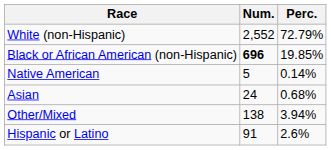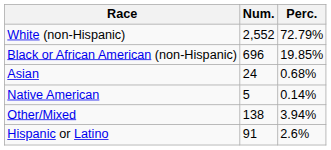(253, 54) bold -> (253, 54) normal
rows swapped: (53, 74) <-> (23, 94)
